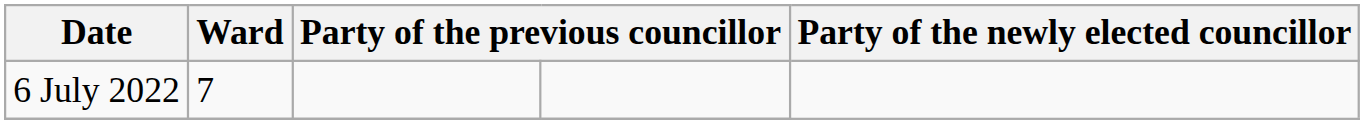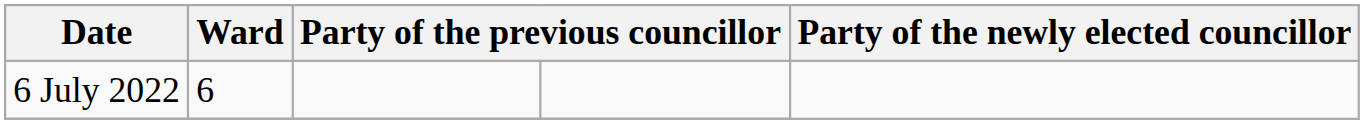(205, 89) 7 -> (205, 89) 6
